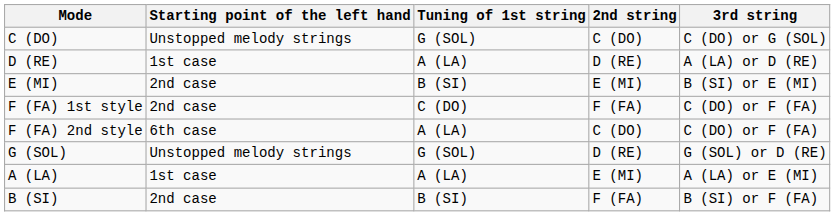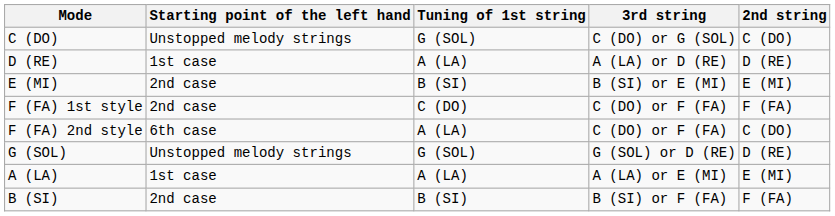columns swapped: (635, 16) <-> (755, 16)
